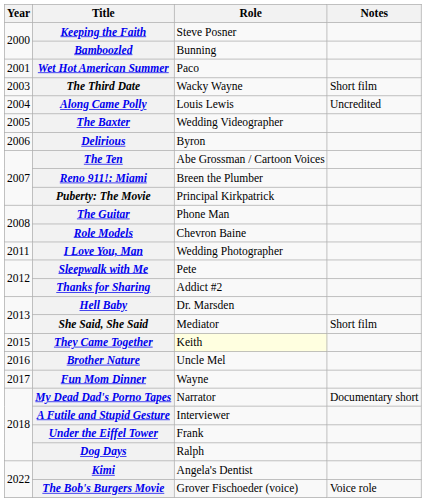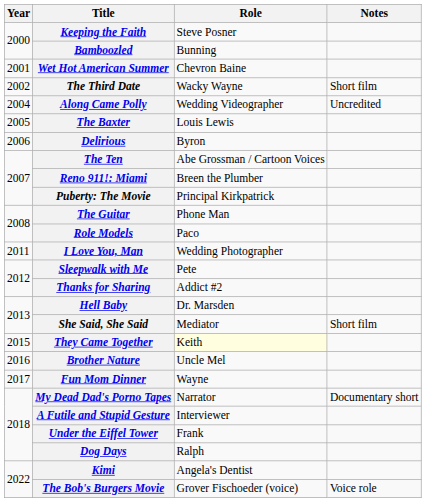(188, 68) Paco -> (211, 68) Chevron Baine
(19, 86) 2003 -> (19, 86) 2002
(205, 104) Louis Lewis -> (230, 104) Wedding Videographer
(230, 123) Wedding Videographer -> (205, 123) Louis Lewis
(211, 232) Chevron Baine -> (188, 232) Paco
